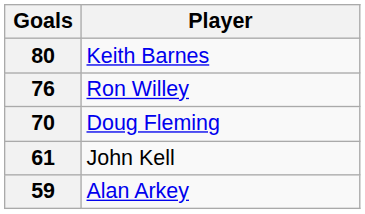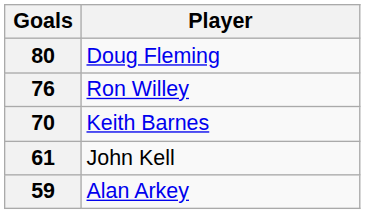(148, 55) Keith Barnes -> (153, 55) Doug Fleming
(153, 123) Doug Fleming -> (148, 123) Keith Barnes
